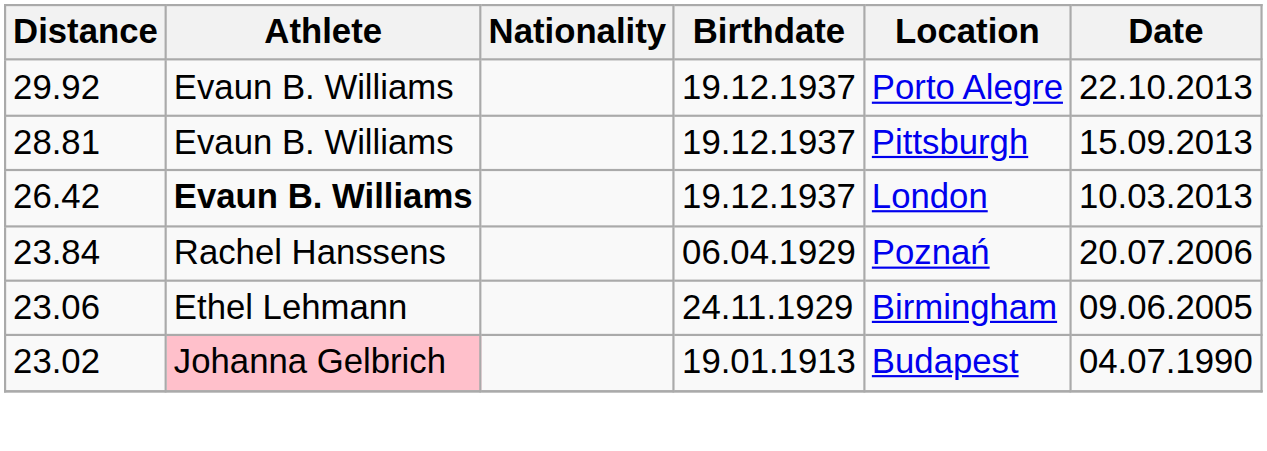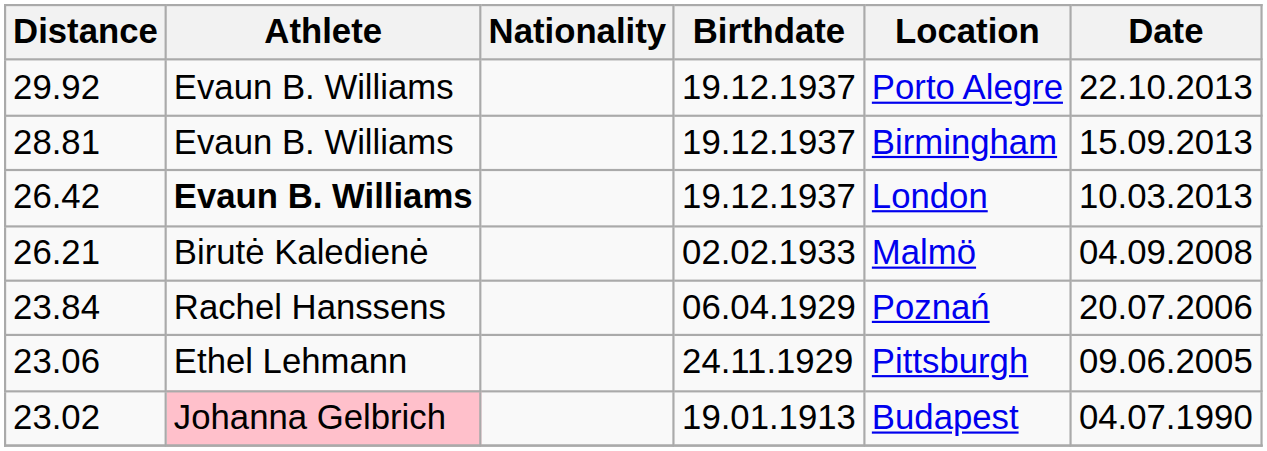(950, 142) Pittsburgh -> (964, 142) Birmingham
+ row: (57, 252)
(964, 307) Birmingham -> (950, 362) Pittsburgh
